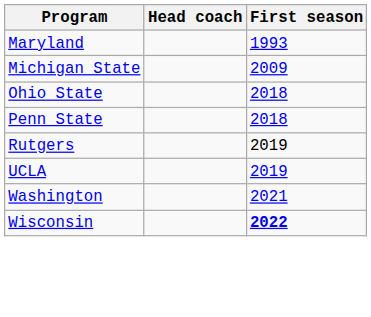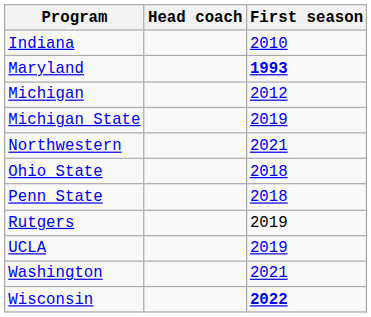+ row: (41, 43)
(269, 43) normal -> (269, 69) bold
+ row: (46, 94)
(269, 69) 2009 -> (269, 120) 2019
+ row: (65, 146)
